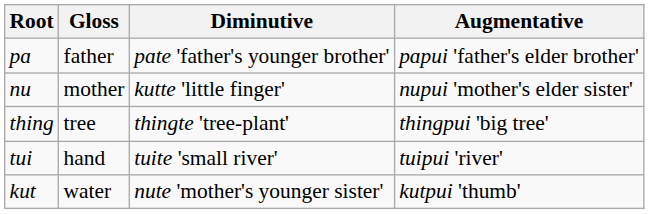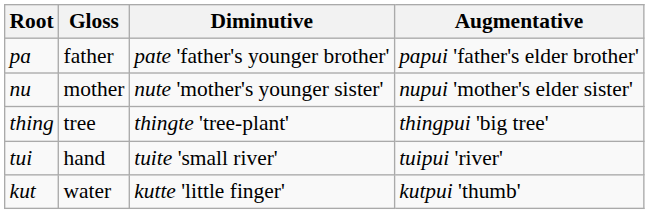(209, 89) kutte 'little finger' -> (259, 89) nute 'mother's younger sister'
(259, 191) nute 'mother's younger sister' -> (209, 191) kutte 'little finger'
